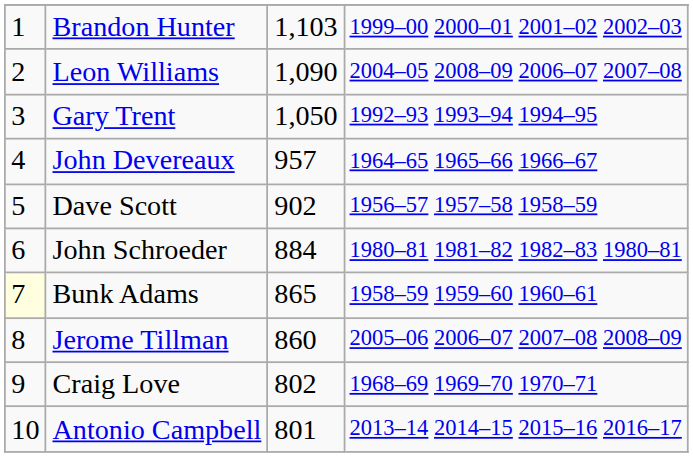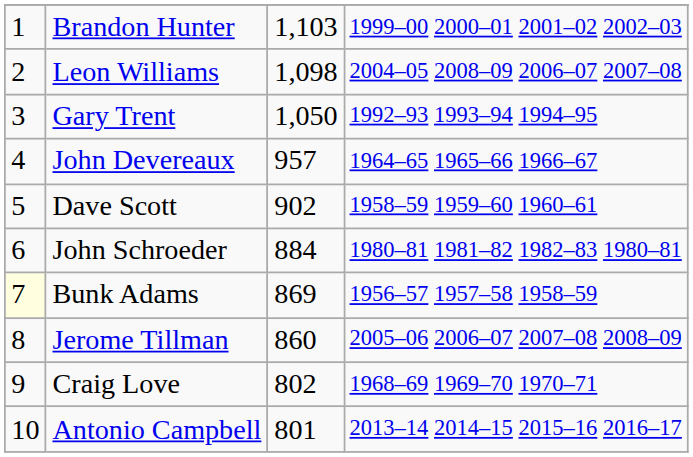(306, 71) 1,090 -> (306, 71) 1,098
(473, 205) 1956–57 1957–58 1958–59 -> (473, 205) 1958–59 1959–60 1960–61
(295, 294) 865 -> (295, 294) 869
(473, 294) 1958–59 1959–60 1960–61 -> (473, 294) 1956–57 1957–58 1958–59
